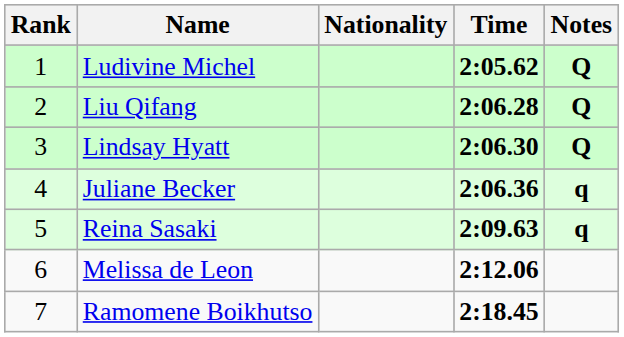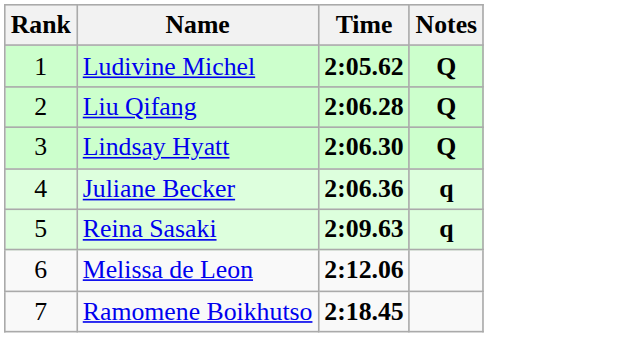- column: (386, 24)
